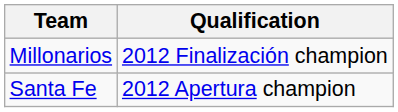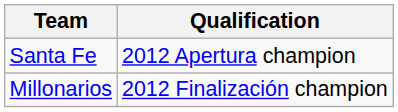rows swapped: (53, 89) <-> (61, 55)
